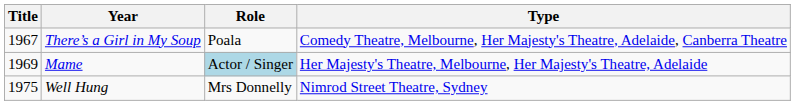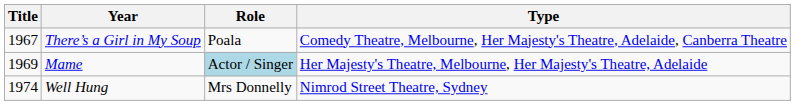(23, 87) 1975 -> (23, 87) 1974
